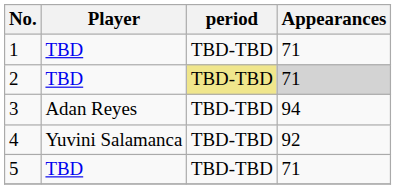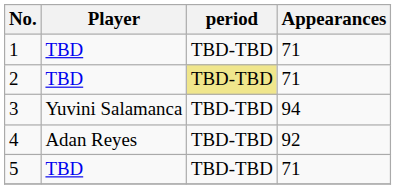(291, 79) lightgrey background -> (291, 79) no background
(91, 109) Adan Reyes -> (114, 109) Yuvini Salamanca
(114, 139) Yuvini Salamanca -> (91, 139) Adan Reyes
